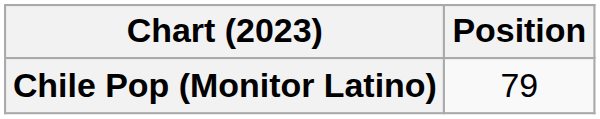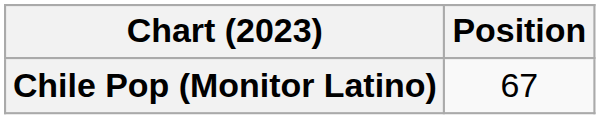(519, 85) 79 -> (519, 85) 67
